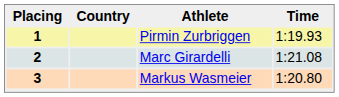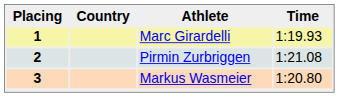(195, 37) Pirmin Zurbriggen -> (185, 37) Marc Girardelli
(185, 58) Marc Girardelli -> (195, 58) Pirmin Zurbriggen
